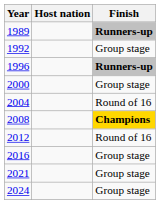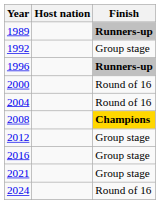(123, 84) Group stage -> (123, 84) Round of 16
(123, 137) Round of 16 -> (123, 137) Group stage
(123, 191) Group stage -> (123, 191) Round of 16
